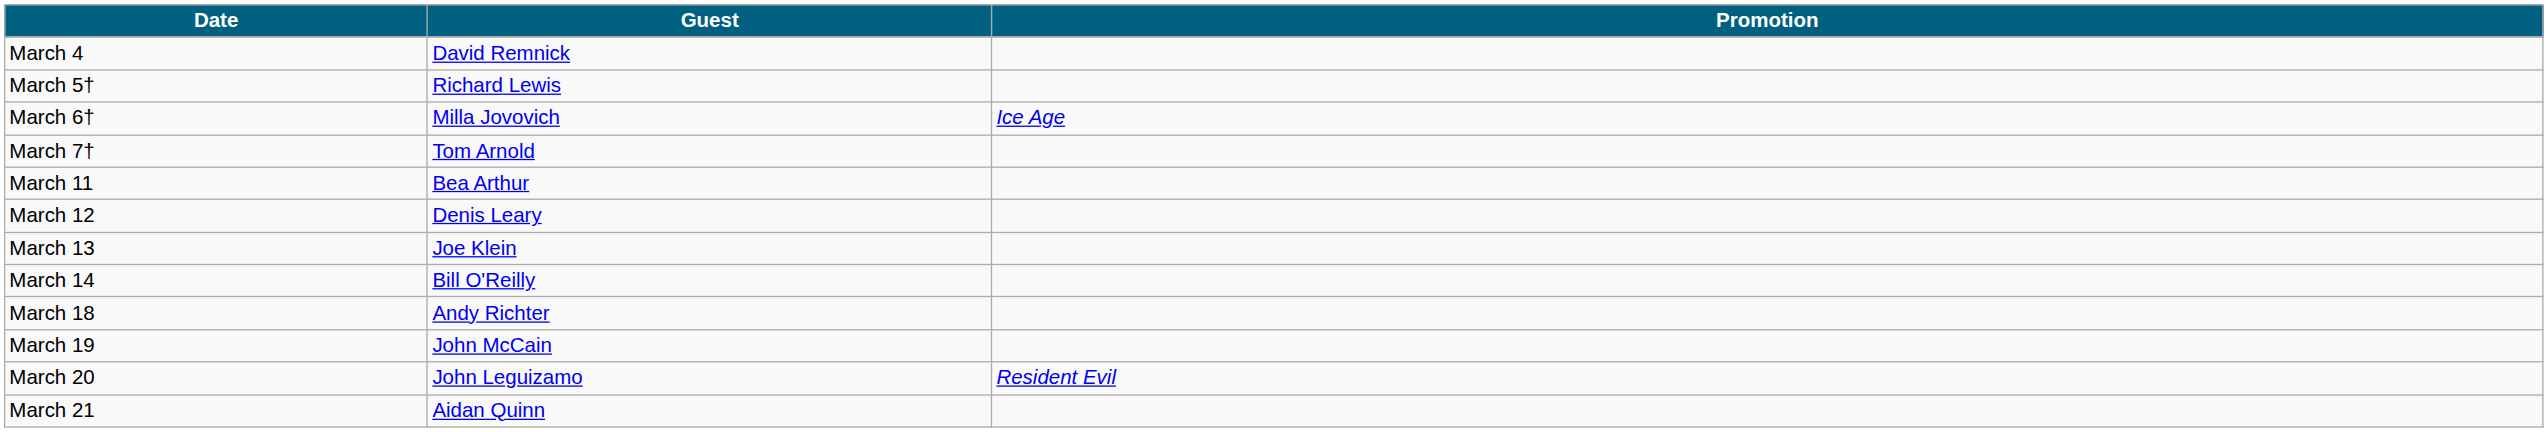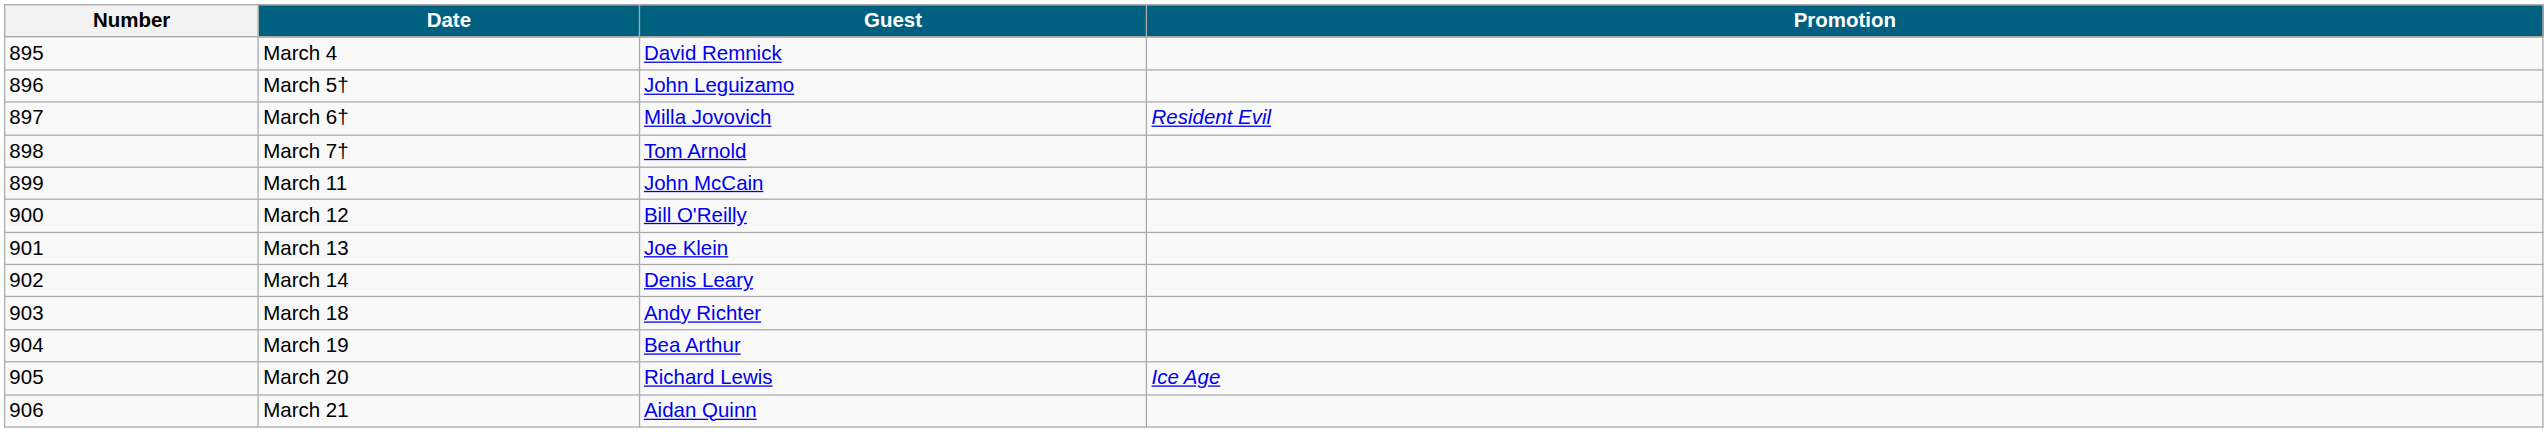+ column: (132, 20)
(497, 85) Richard Lewis -> (719, 85) John Leguizamo
(1031, 118) Ice Age -> (1211, 118) Resident Evil
(481, 183) Bea Arthur -> (704, 183) John McCain
(487, 215) Denis Leary -> (695, 215) Bill O'Reilly
(484, 280) Bill O'Reilly -> (699, 280) Denis Leary
(492, 345) John McCain -> (692, 345) Bea Arthur
(508, 378) John Leguizamo -> (708, 378) Richard Lewis
(1056, 378) Resident Evil -> (1186, 378) Ice Age
